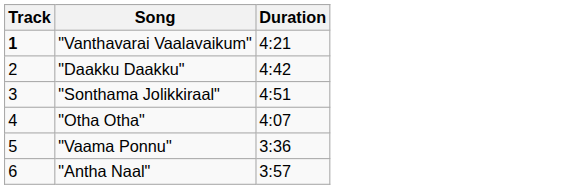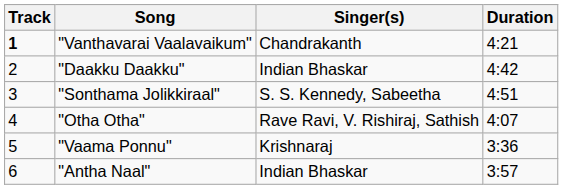+ column: (369, 18)
